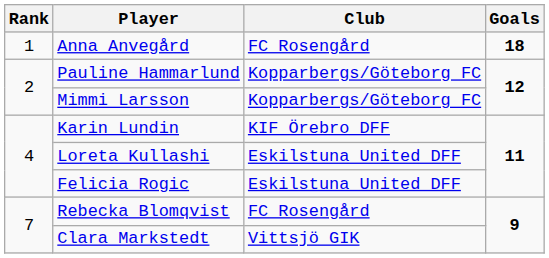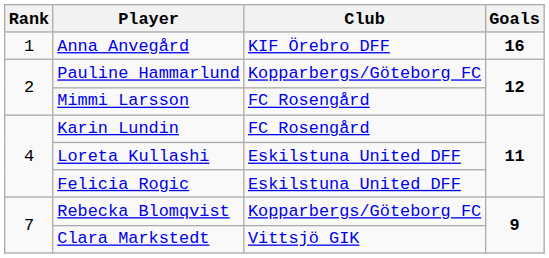(309, 46) FC Rosengård -> (319, 46) KIF Örebro DFF
(515, 46) 18 -> (515, 46) 16
(365, 101) Kopparbergs/Göteborg FC -> (309, 101) FC Rosengård
(319, 129) KIF Örebro DFF -> (309, 129) FC Rosengård
(309, 211) FC Rosengård -> (365, 211) Kopparbergs/Göteborg FC
